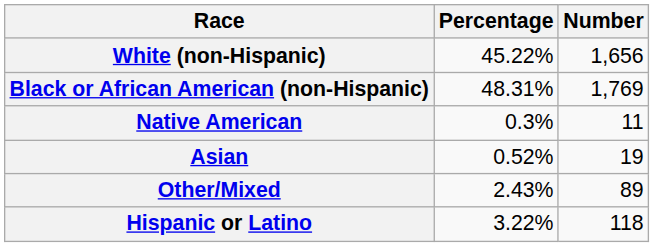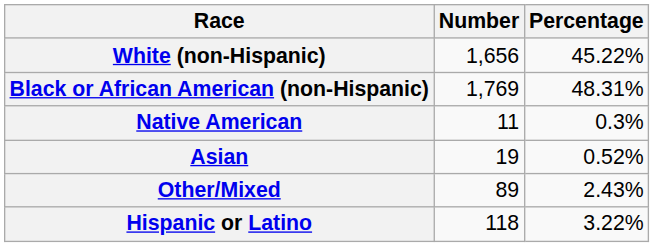columns swapped: (604, 21) <-> (496, 21)
